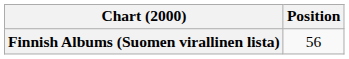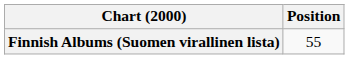(314, 41) 56 -> (314, 41) 55
